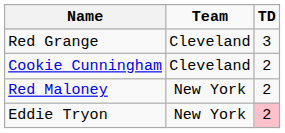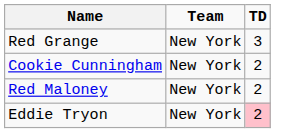(210, 41) Cleveland -> (205, 41) New York
(210, 66) Cleveland -> (205, 66) New York
